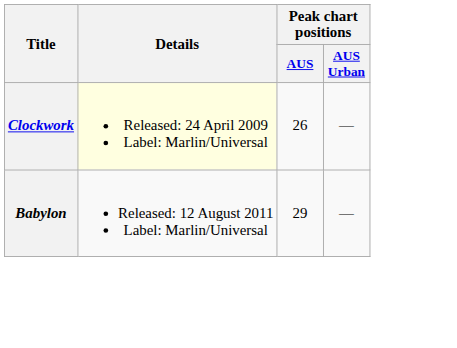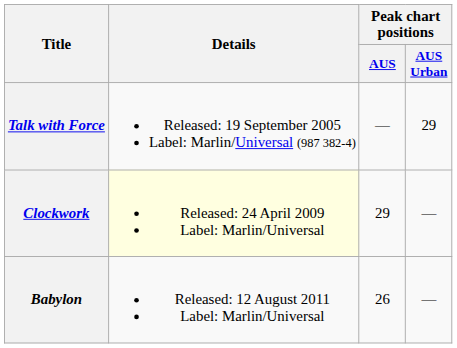+ row: (56, 126)
(300, 126) 26 -> (382, 212) 29
(300, 212) 29 -> (382, 299) 26
